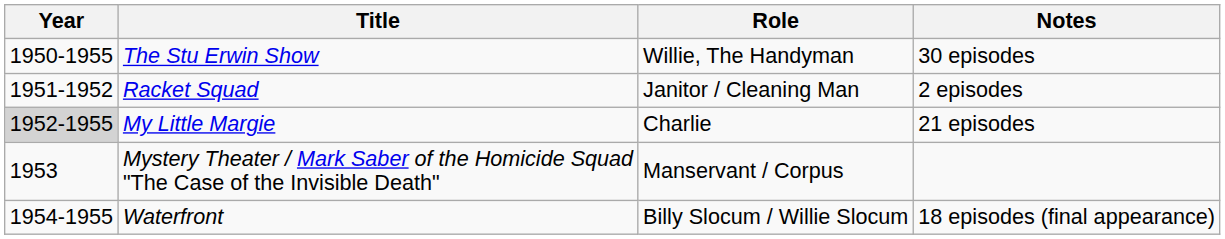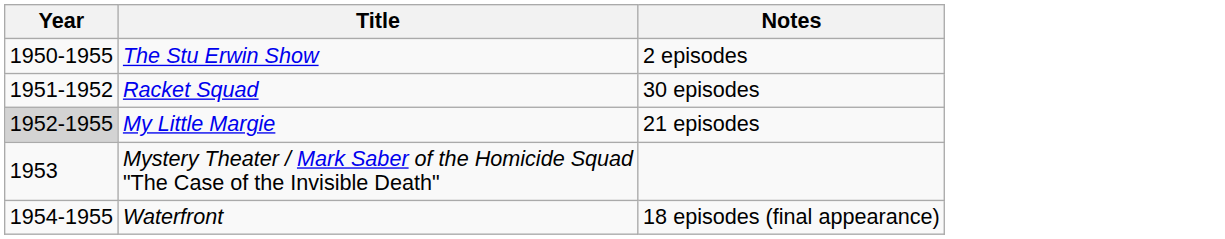- column: (776, 21)
(977, 55) 30 episodes -> (695, 55) 2 episodes
(971, 90) 2 episodes -> (701, 90) 30 episodes
